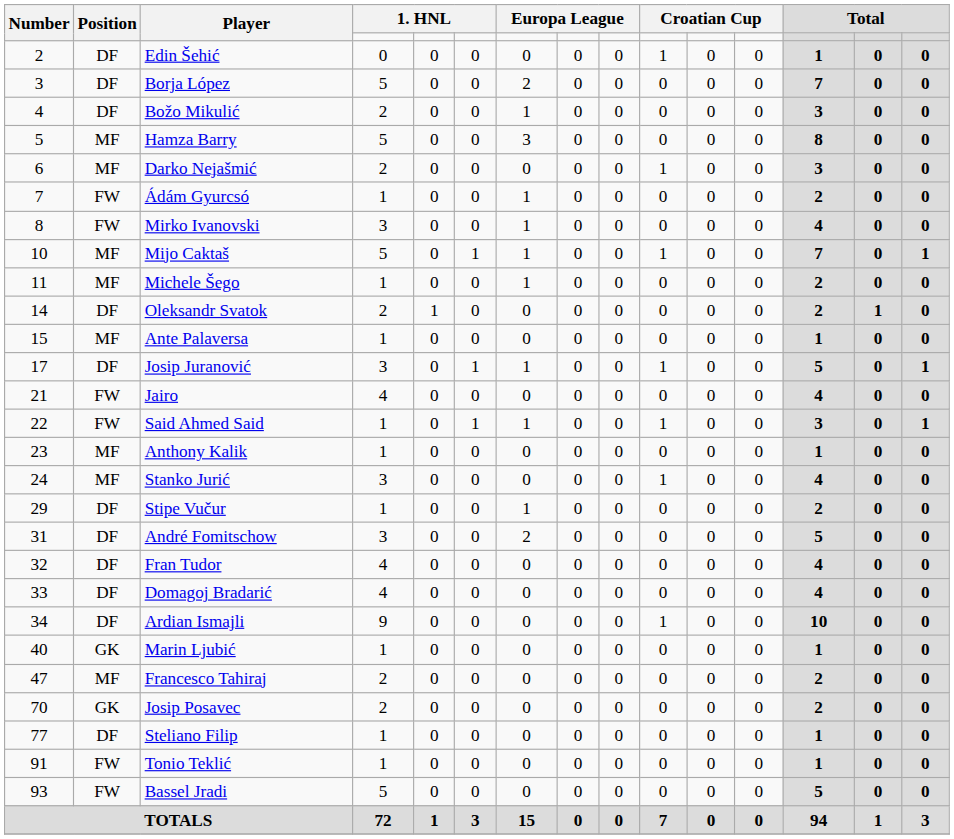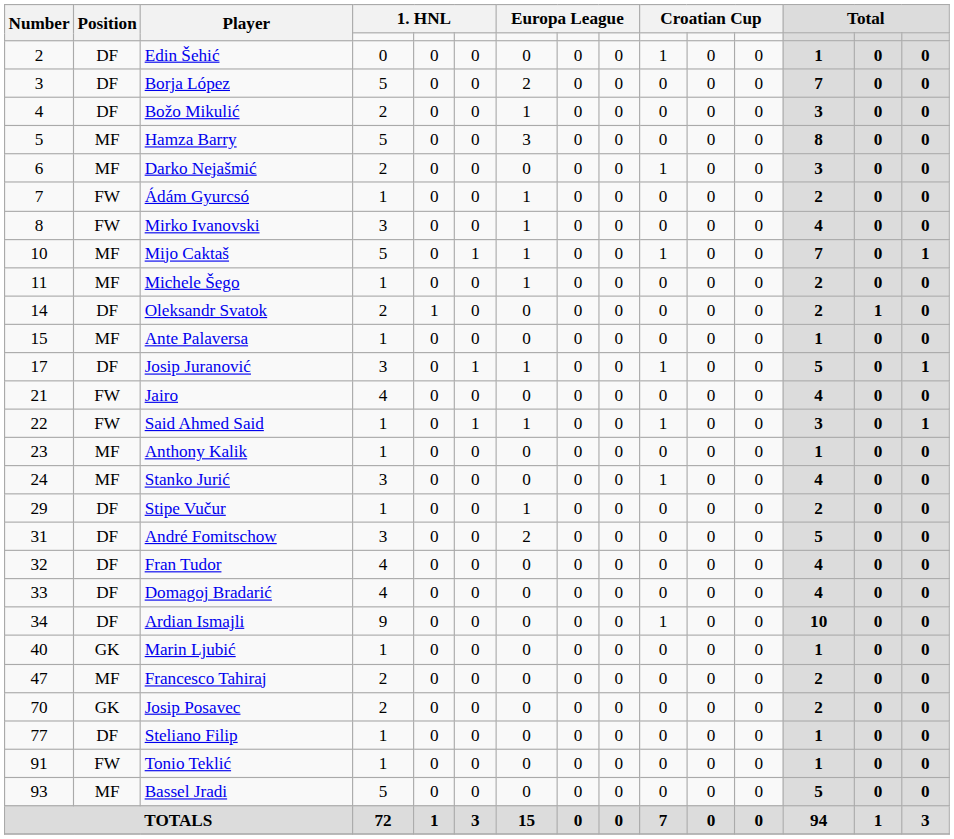(107, 791) FW -> (107, 791) MF
